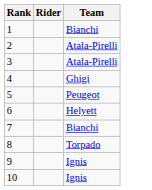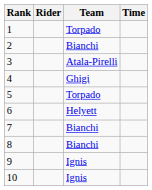+ column: (134, 12)
(82, 29) Bianchi -> (83, 29) Torpado
(92, 45) Atala-Pirelli -> (82, 45) Bianchi
(83, 95) Peugeot -> (83, 95) Torpado
(83, 144) Torpado -> (82, 144) Bianchi
